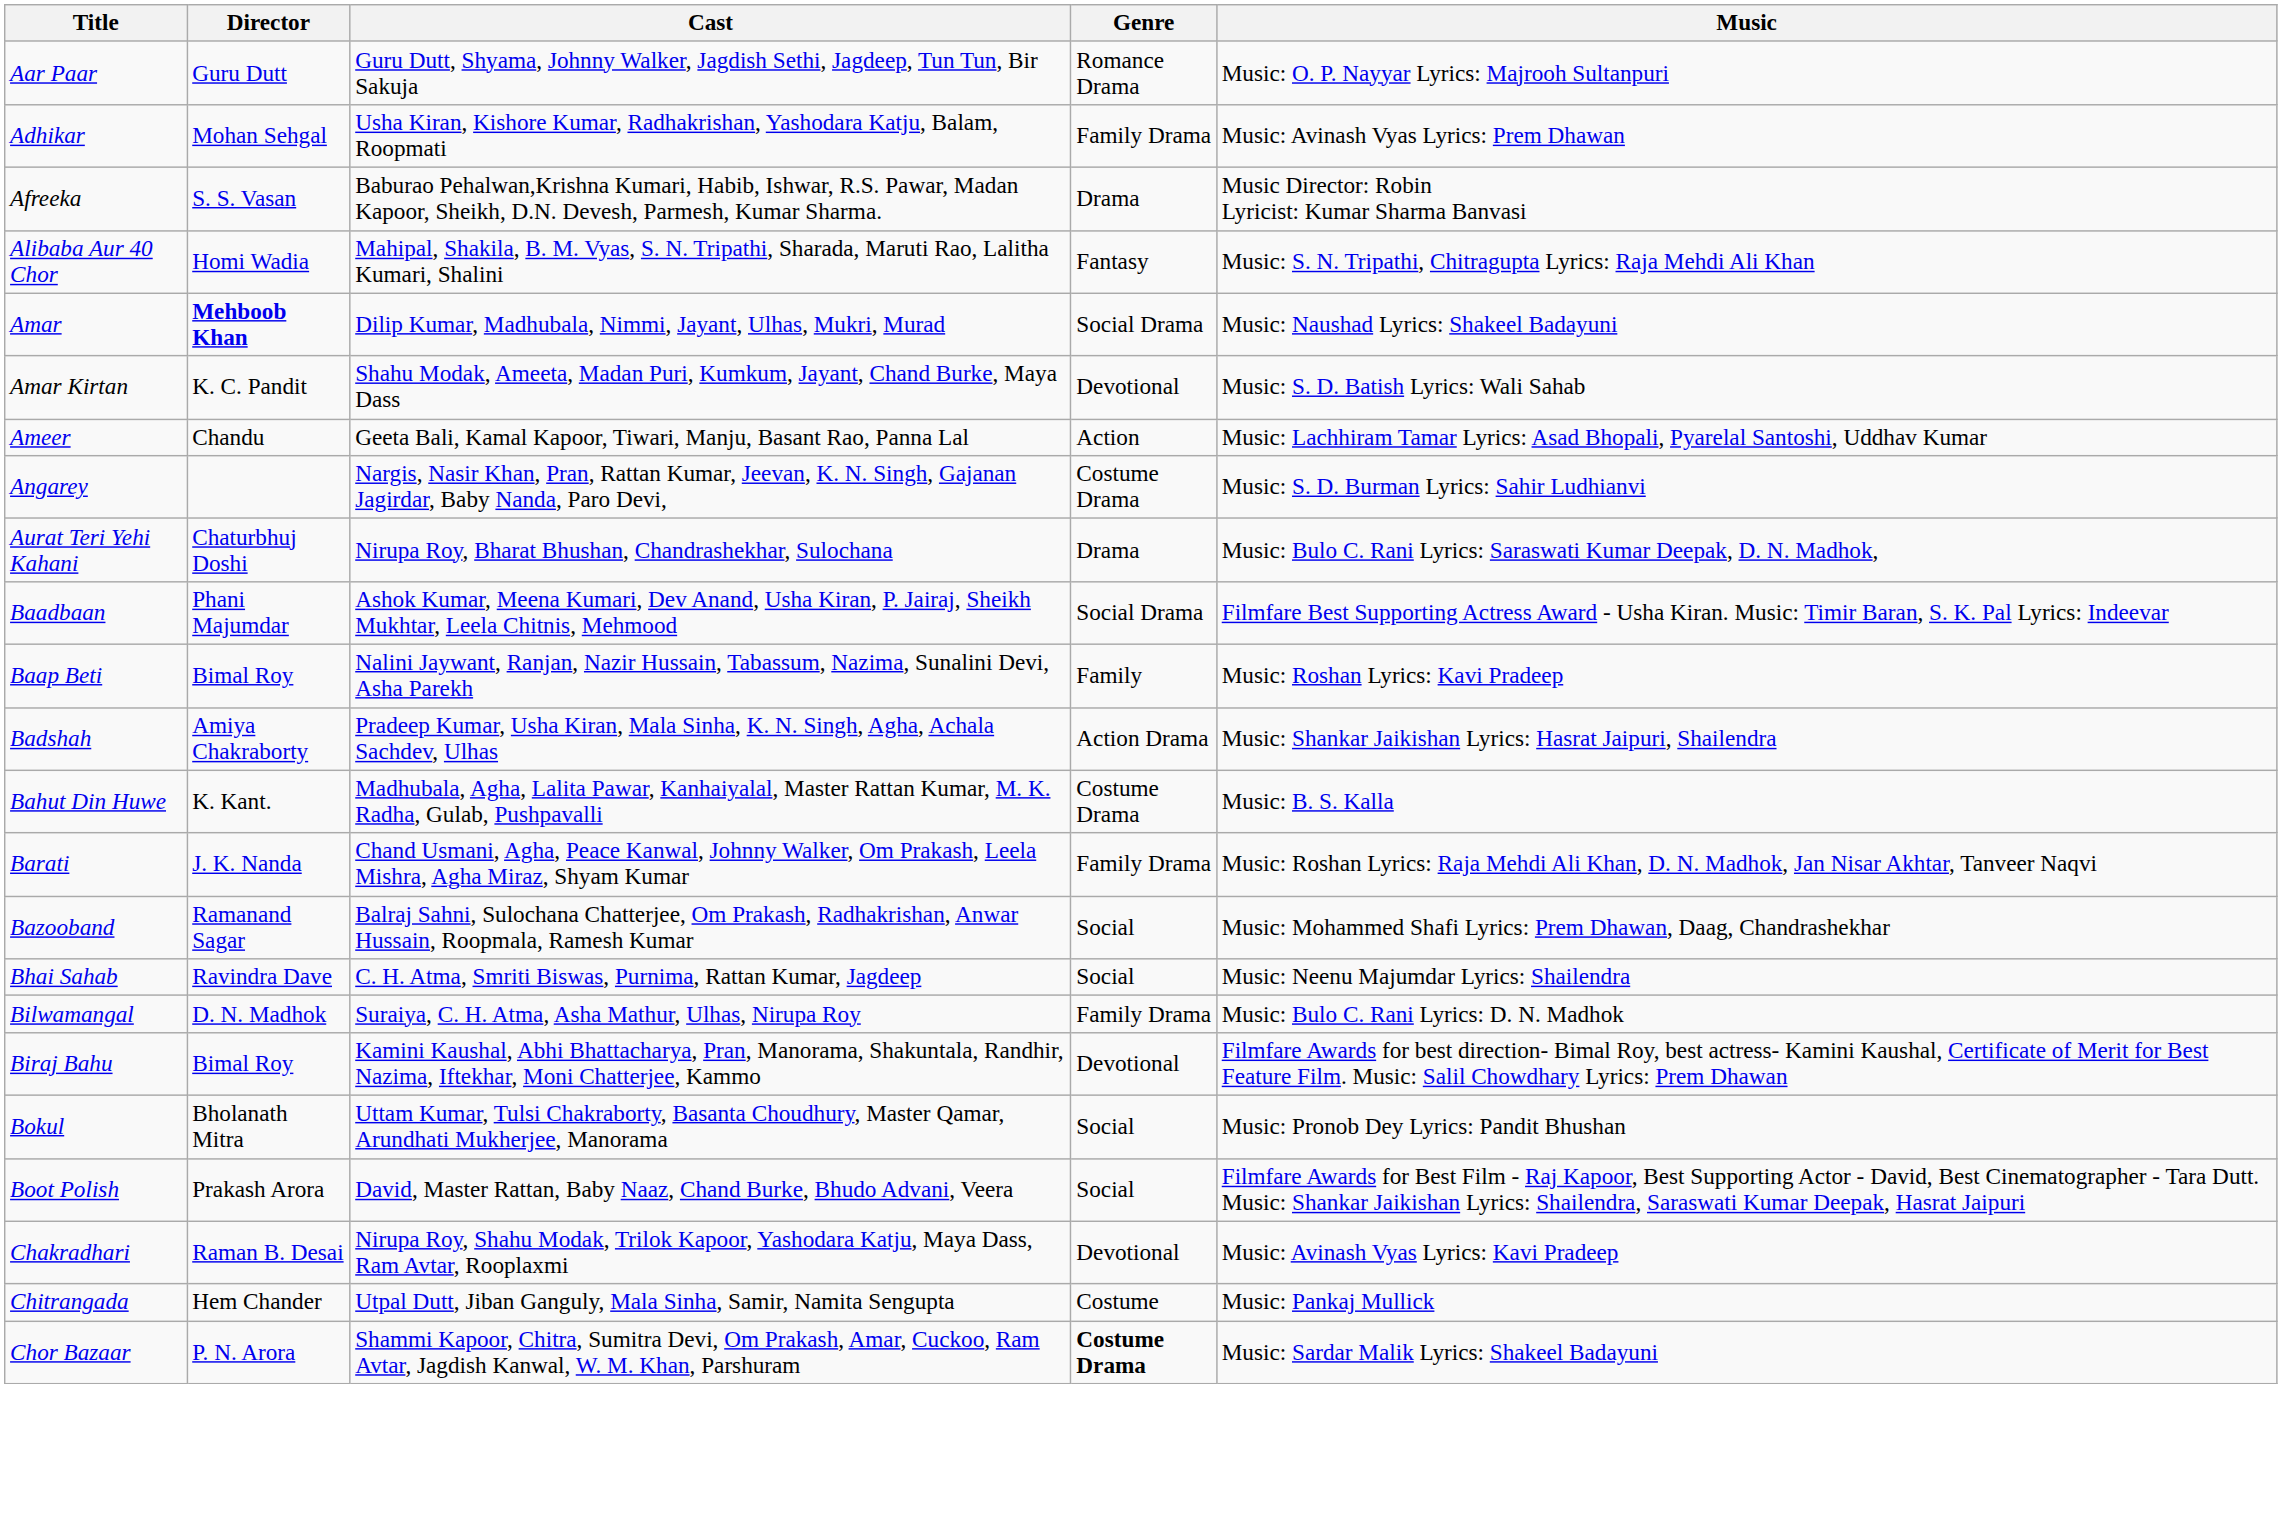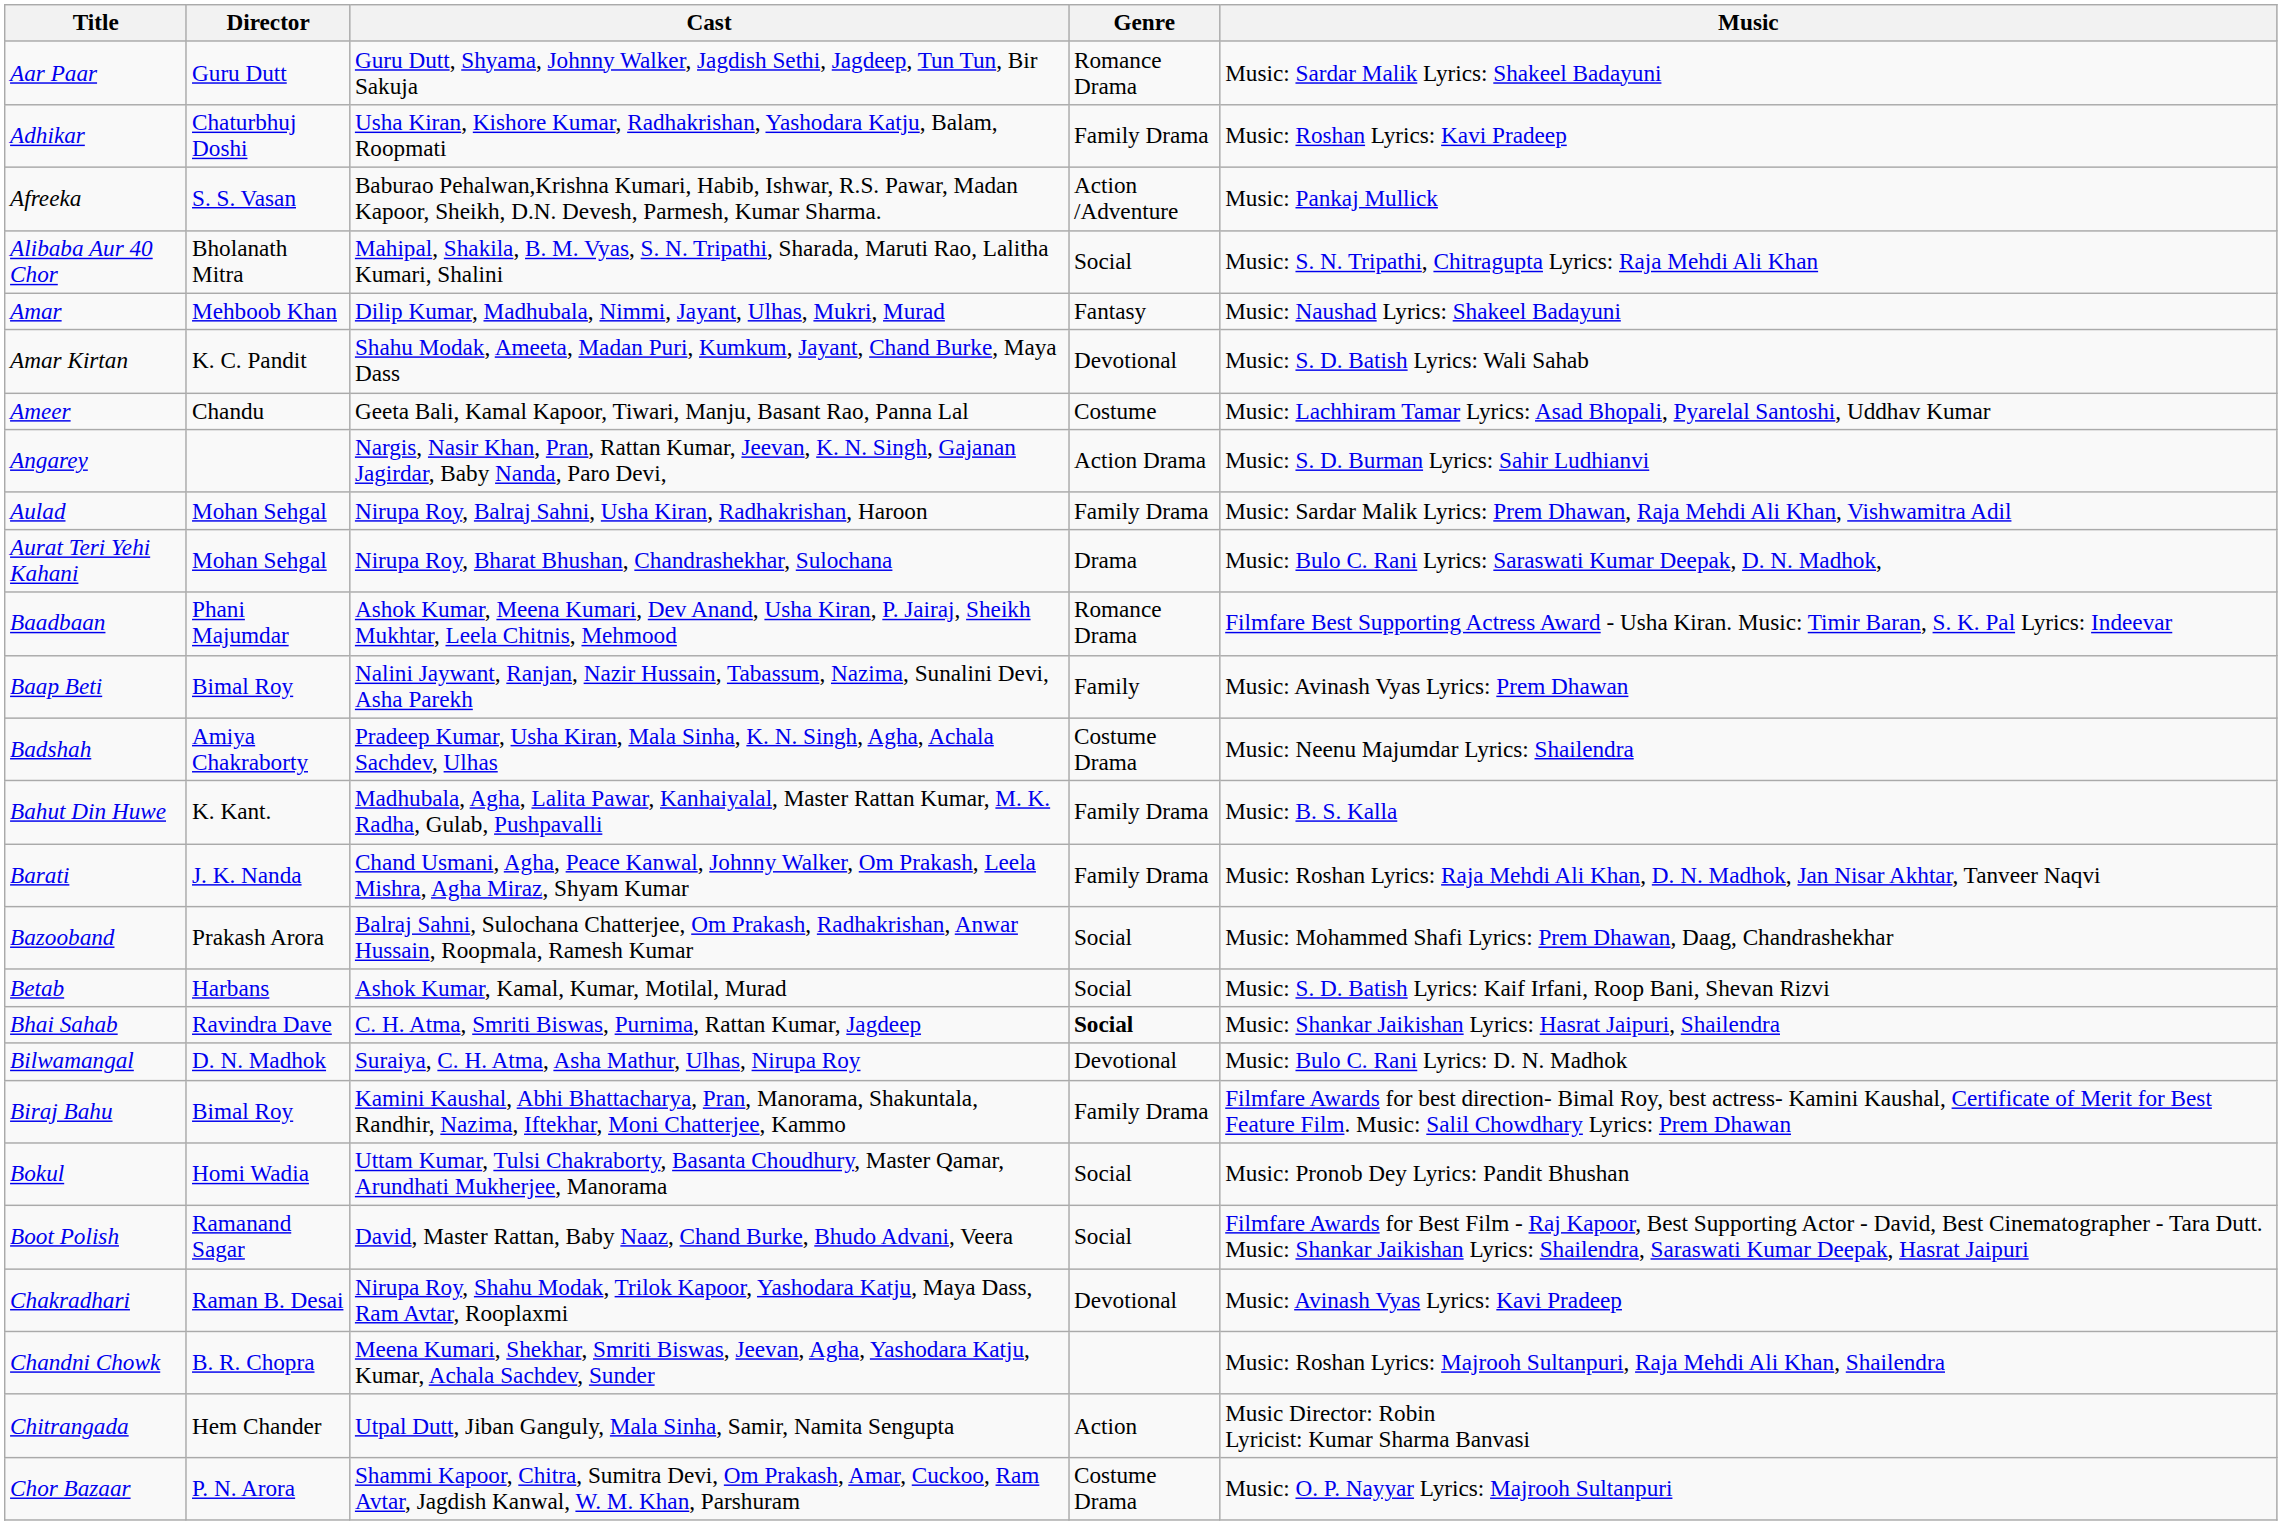(1445, 72) Music: O. P. Nayyar Lyrics: Majrooh Sultanpuri -> (1443, 72) Music: Sardar Malik Lyrics: Shakeel Badayuni
(260, 135) Mohan Sehgal -> (244, 135) Chaturbhuj Doshi
(1423, 135) Music: Avinash Vyas Lyrics: Prem Dhawan -> (1396, 135) Music: Roshan Lyrics: Kavi Pradeep
(1108, 198) Drama -> (1126, 198) Action /Adventure
(1374, 198) Music Director: Robin Lyricist: Kumar Sharma Banvasi -> (1332, 198) Music: Pankaj Mullick
(251, 261) Homi Wadia -> (240, 261) Bholanath Mitra
(1112, 261) Fantasy -> (1103, 261) Social
(239, 324) bold -> (265, 311) normal
(1140, 324) Social Drama -> (1110, 311) Fantasy
(1108, 437) Action -> (1115, 410) Costume
(1118, 486) Costume Drama -> (1140, 460) Action Drama
+ row: (38, 510)
(244, 549) Chaturbhuj Doshi -> (259, 560) Mohan Sehgal
(1140, 612) Social Drama -> (1118, 623) Romance Drama
(1392, 675) Music: Roshan Lyrics: Kavi Pradeep -> (1427, 686) Music: Avinash Vyas Lyrics: Prem Dhawan
(1142, 738) Action Drama -> (1115, 749) Costume Drama
(1499, 738) Music: Shankar Jaikishan Lyrics: Hasrat Jaipuri, Shailendra -> (1429, 749) Music: Neenu Majumdar Lyrics: Shailendra
(1118, 801) Costume Drama -> (1141, 812) Family Drama
(242, 927) Ramanand Sagar -> (258, 937) Prakash Arora
+ row: (37, 987)
(1105, 976) normal -> (1104, 1024) bold
(1426, 976) Music: Neenu Majumdar Lyrics: Shailendra -> (1503, 1024) Music: Shankar Jaikishan Lyrics: Hasrat Jaipuri, Shailendra
(1144, 1013) Family Drama -> (1125, 1061) Devotional
(1128, 1063) Devotional -> (1141, 1111) Family Drama
(240, 1126) Bholanath Mitra -> (250, 1174) Homi Wadia
(258, 1189) Prakash Arora -> (242, 1236) Ramanand Sagar
+ row: (85, 1362)
(1118, 1302) Costume -> (1106, 1425) Action
(1328, 1302) Music: Pankaj Mullick -> (1378, 1425) Music Director: Robin Lyricist: Kumar Sharma Banvasi
(1120, 1352) bold -> (1115, 1488) normal
(1440, 1352) Music: Sardar Malik Lyrics: Shakeel Badayuni -> (1449, 1488) Music: O. P. Nayyar Lyrics: Majrooh Sultanpuri
